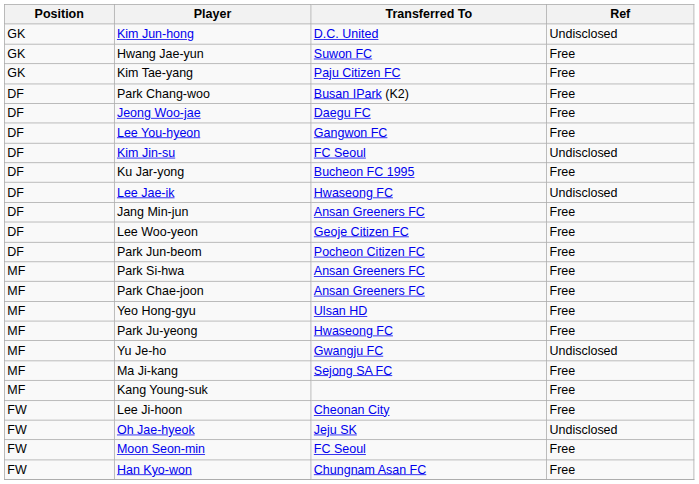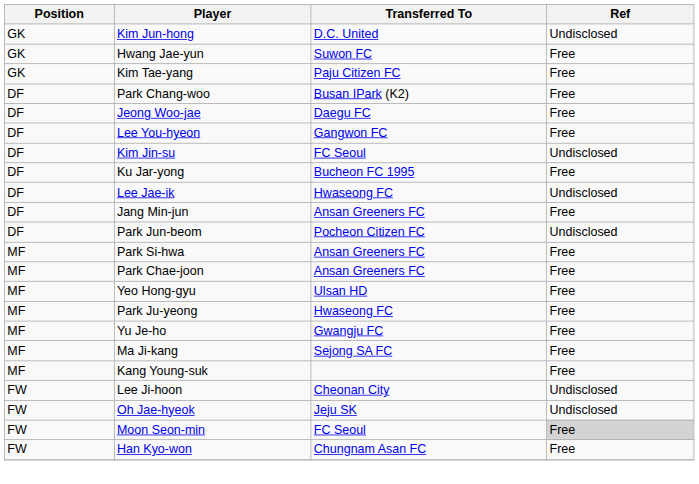- row: (157, 232)
(562, 251) Free -> (584, 232) Undisclosed
(584, 350) Undisclosed -> (562, 331) Free
(562, 410) Free -> (584, 390) Undisclosed
(562, 449) no background -> (562, 430) lightgrey background
